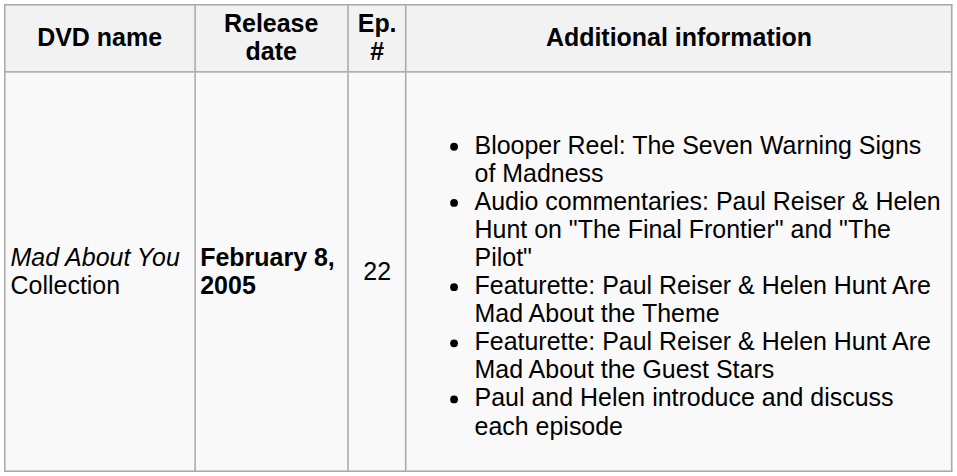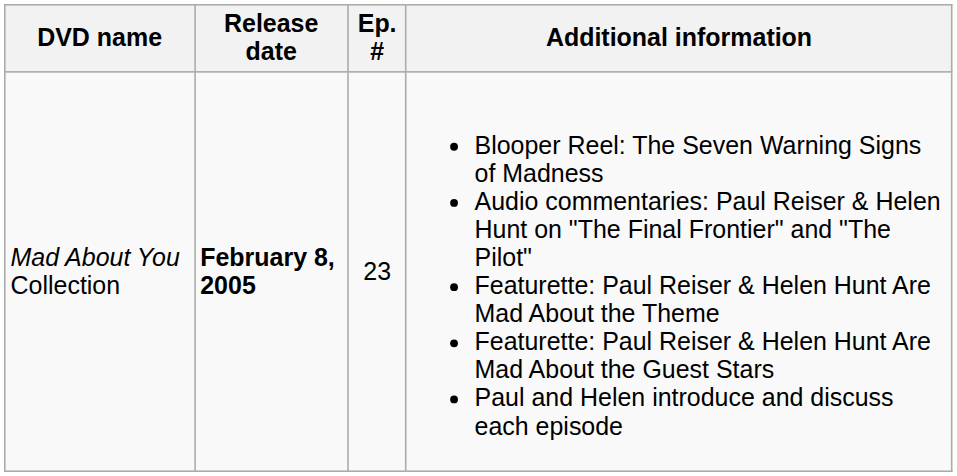(377, 271) 22 -> (377, 271) 23
